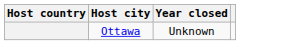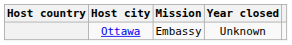+ column: (179, 13)
